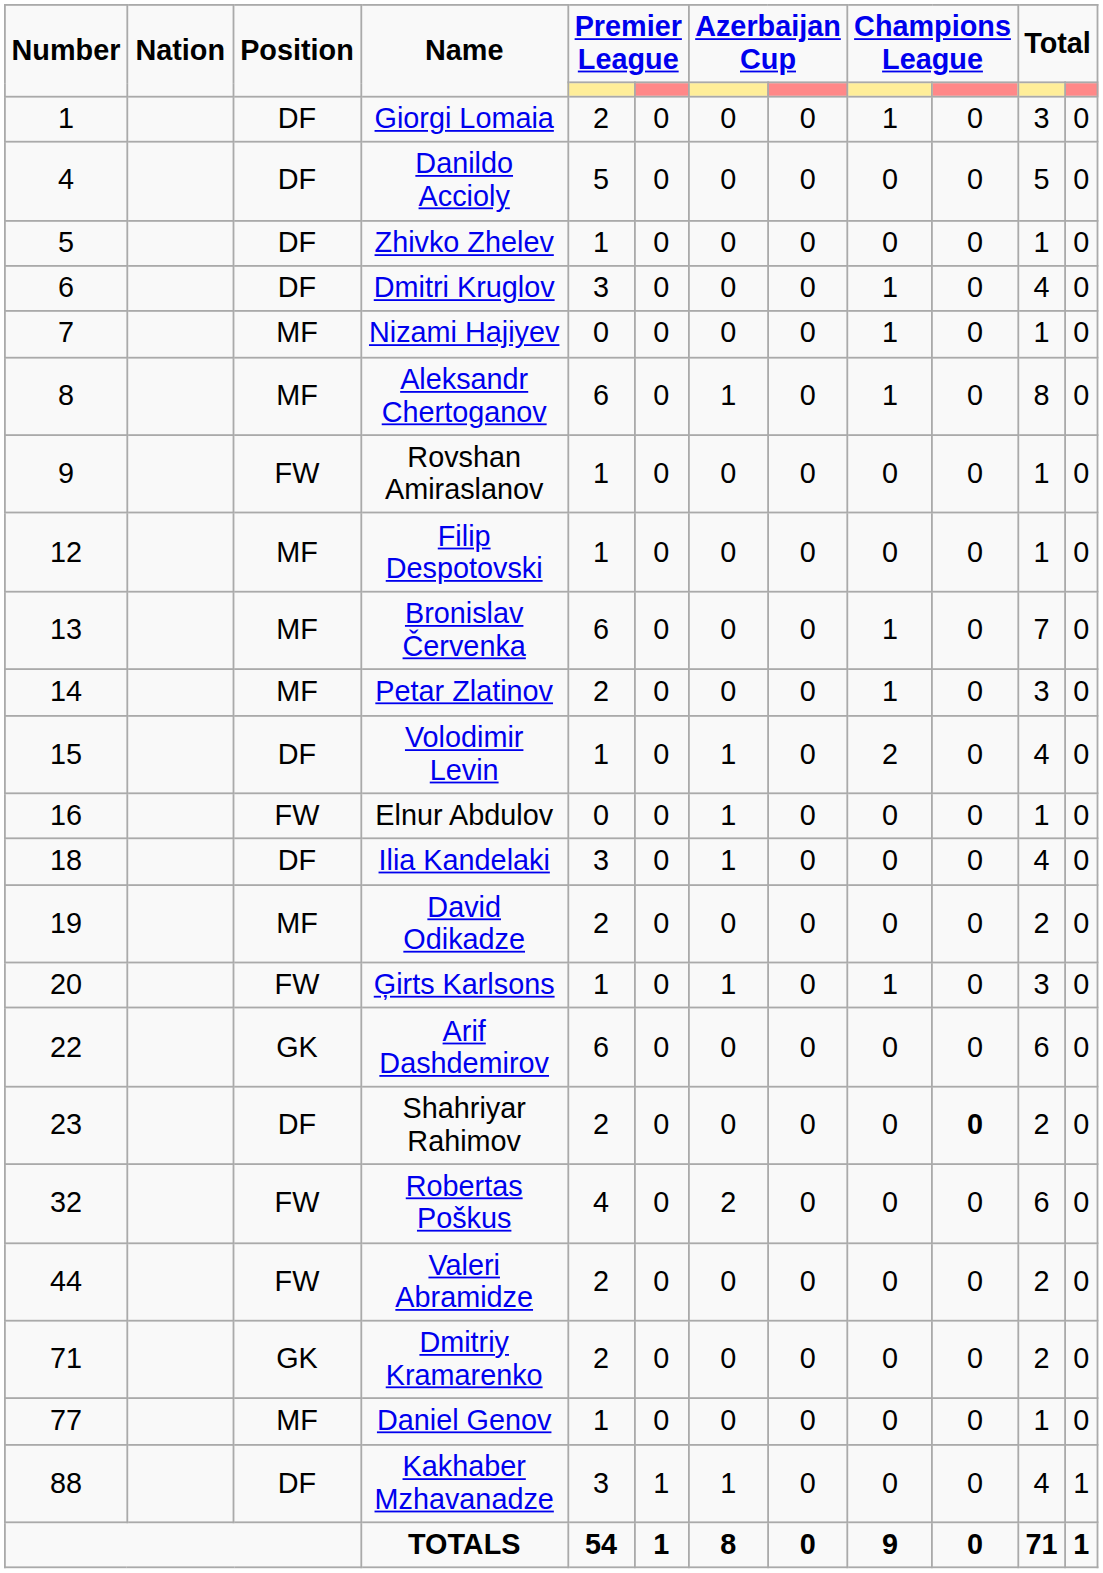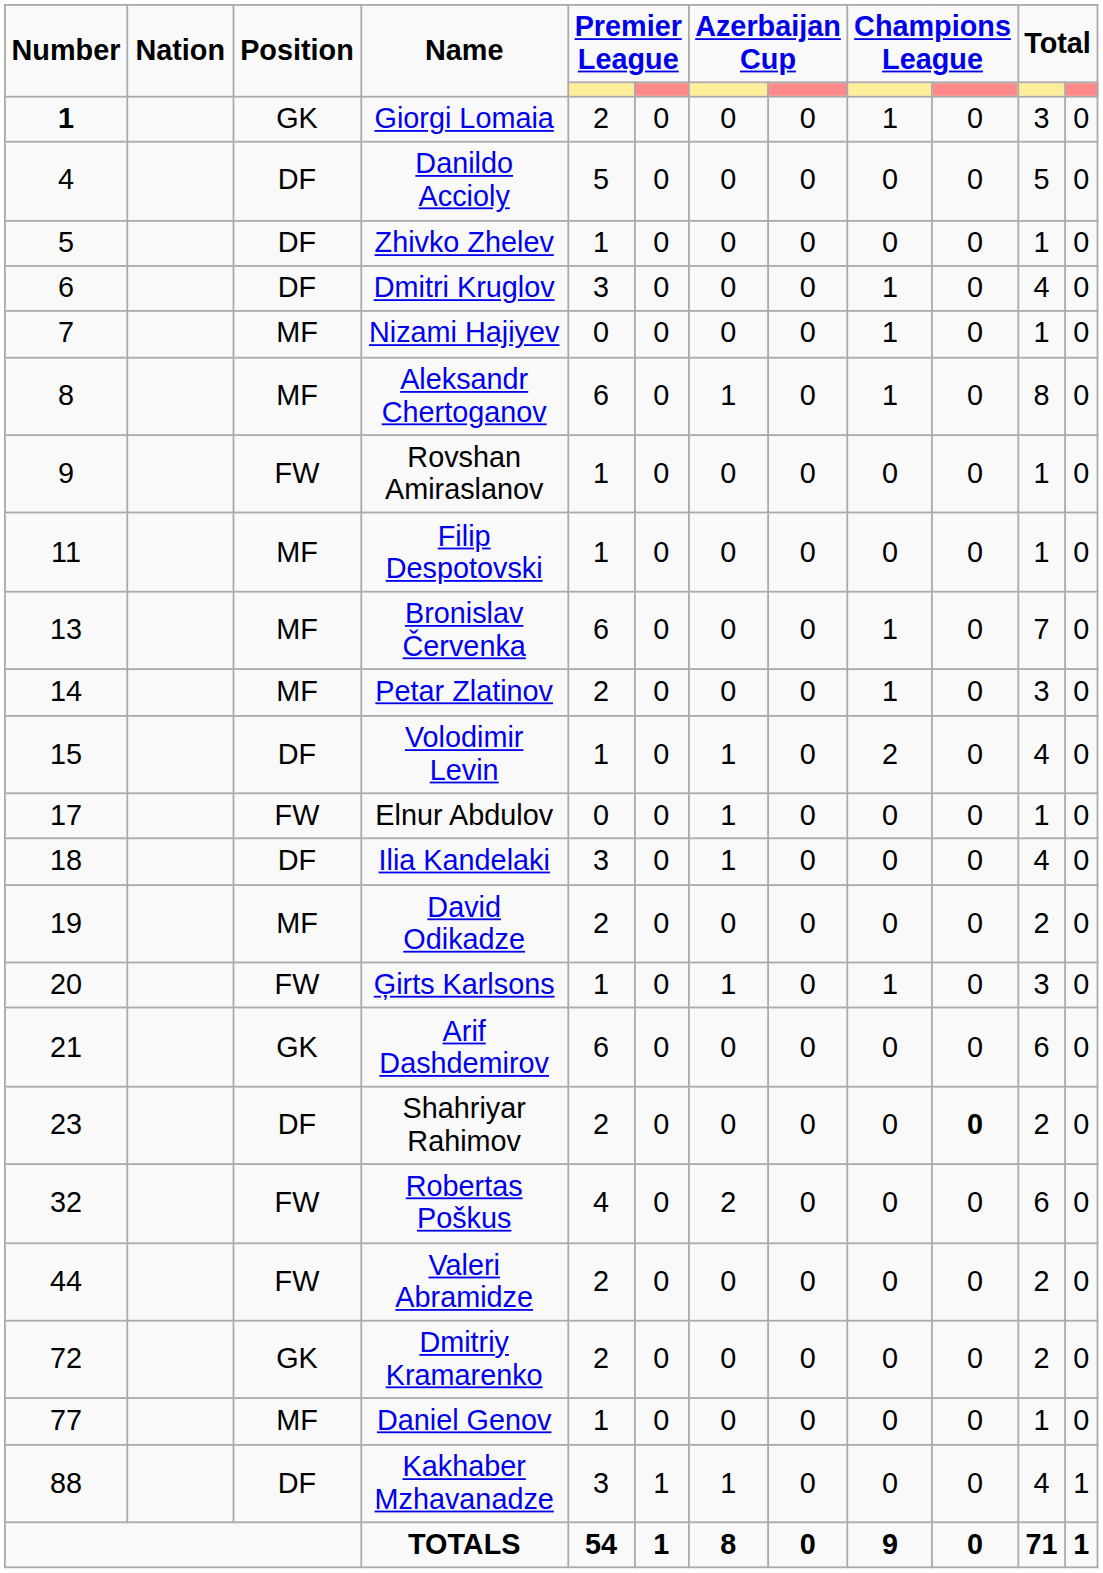(66, 118) normal -> (66, 118) bold
(297, 118) DF -> (297, 118) GK
(66, 551) 12 -> (66, 551) 11
(66, 815) 16 -> (66, 815) 17
(66, 1046) 22 -> (66, 1046) 21
(66, 1359) 71 -> (66, 1359) 72
